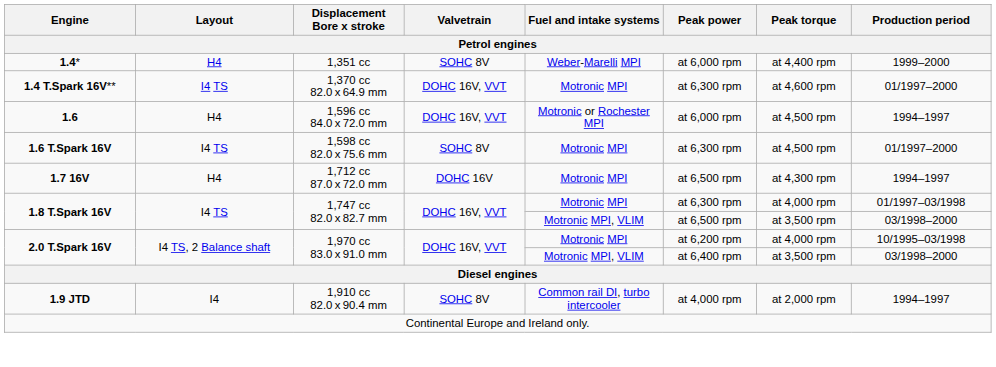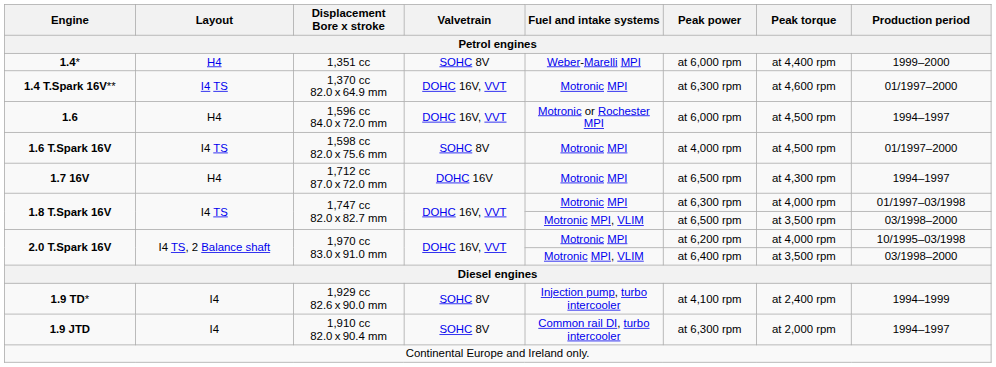(710, 148) at 6,300 rpm -> (710, 148) at 4,000 rpm
+ row: (70, 299)
(710, 299) at 4,000 rpm -> (710, 330) at 6,300 rpm
